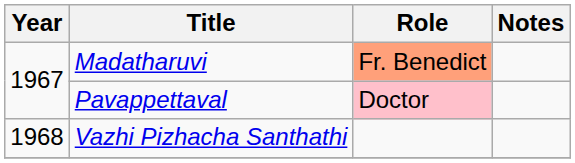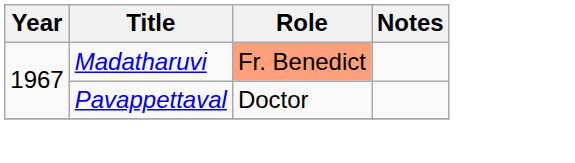(394, 99) pink background -> (273, 99) no background
- row: (211, 137)
